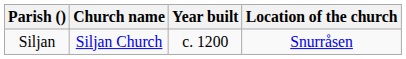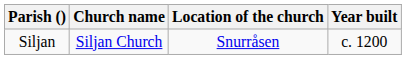columns swapped: (322, 16) <-> (205, 16)
